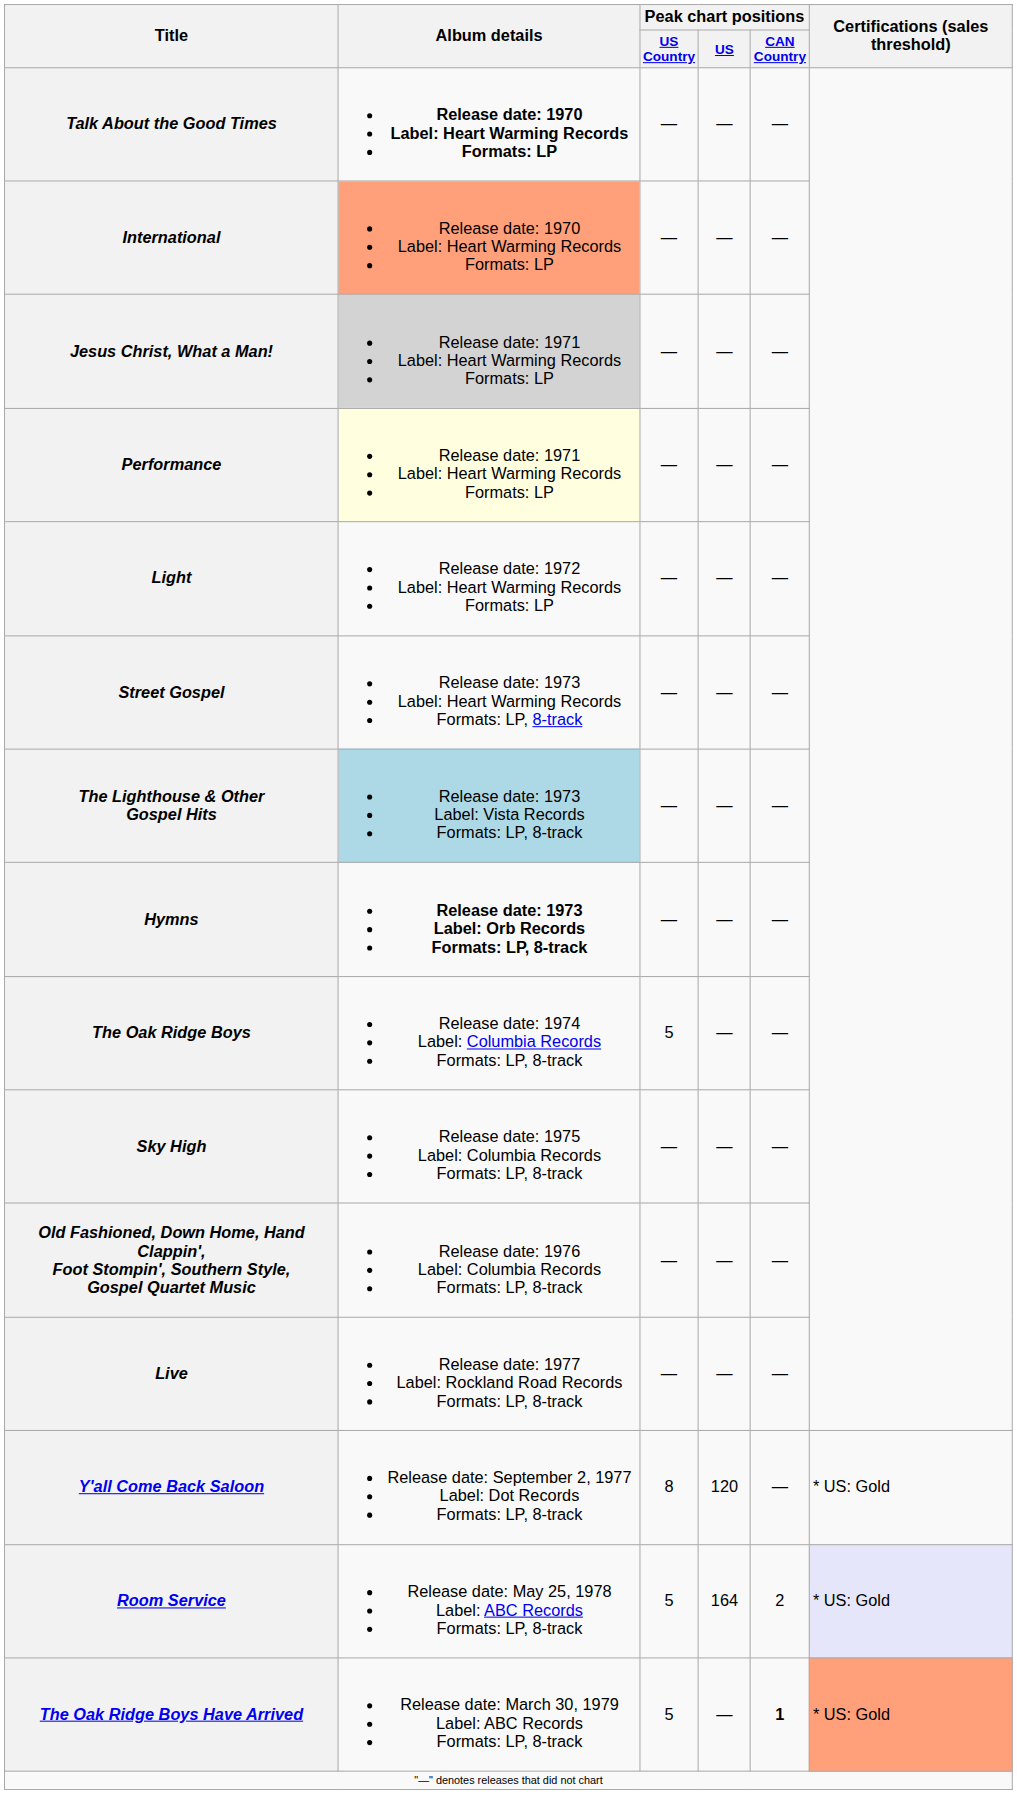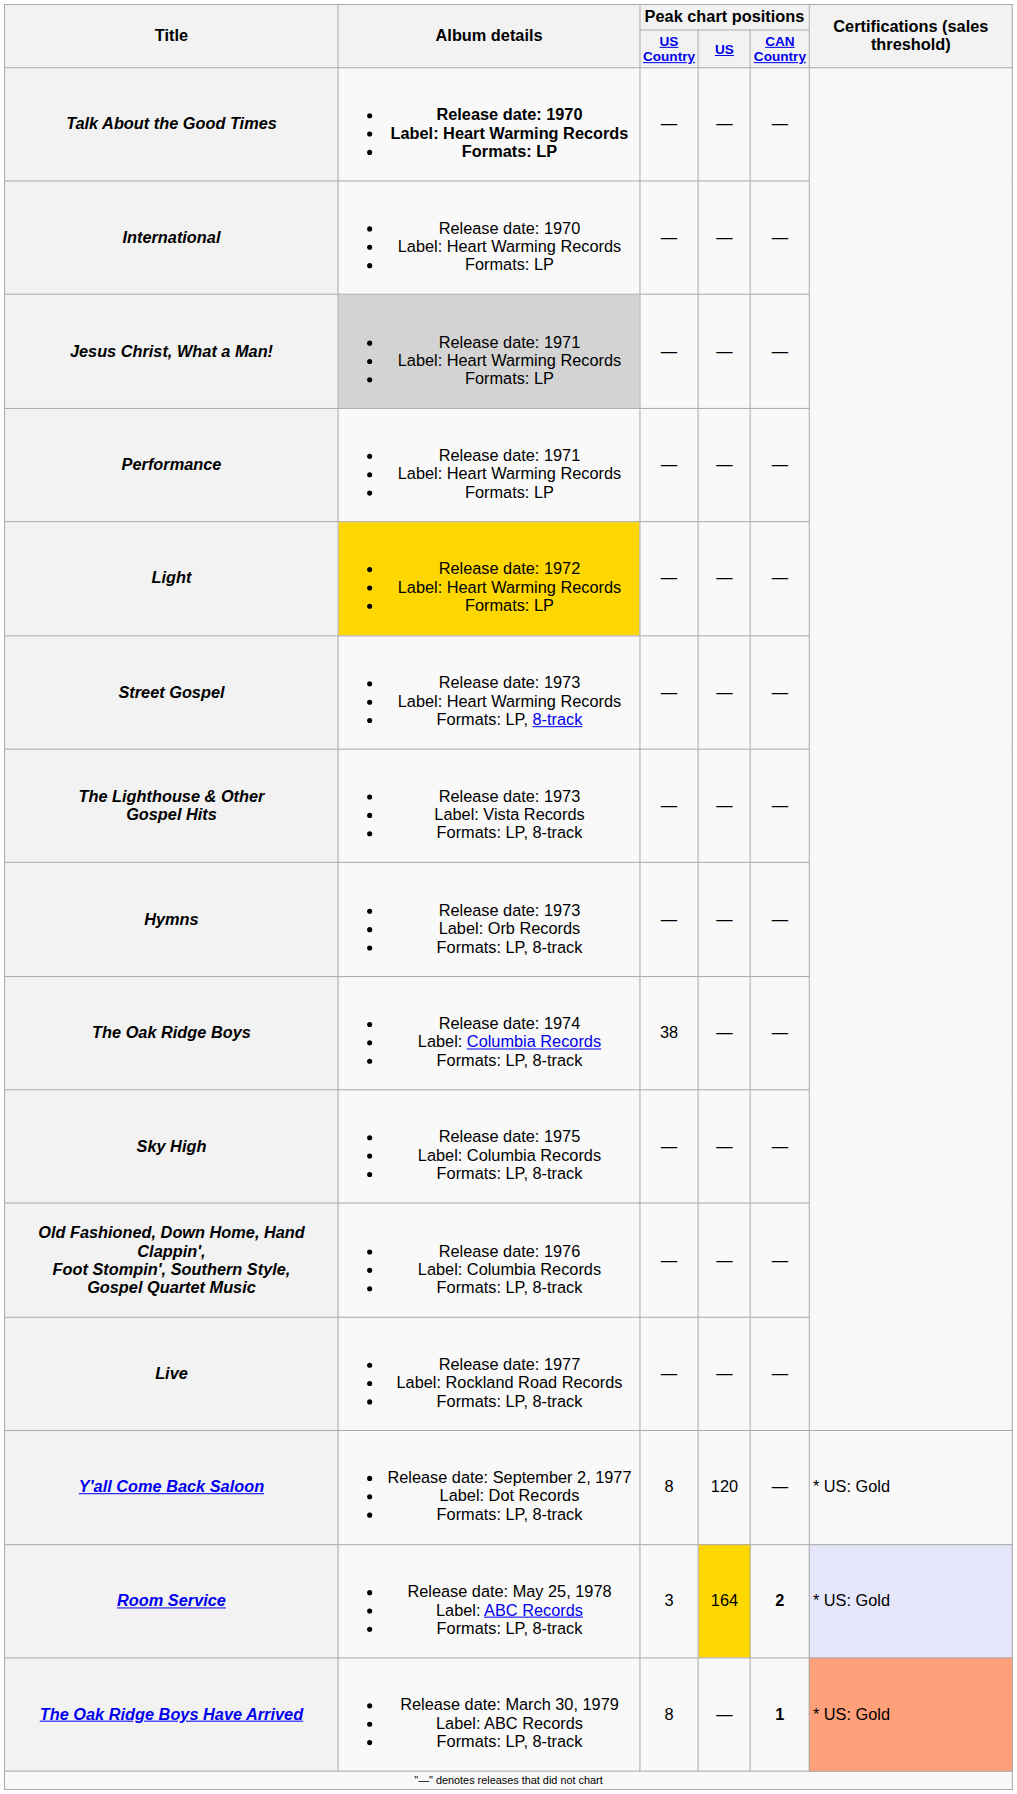(489, 247) lightsalmon background -> (489, 247) no background
(489, 474) lightyellow background -> (489, 474) no background
(489, 588) no background -> (489, 588) gold background
(489, 815) lightblue background -> (489, 815) no background
(489, 929) bold -> (489, 929) normal
(669, 1033) 5 -> (669, 1033) 38
(669, 1601) 5 -> (669, 1601) 3
(724, 1601) no background -> (724, 1601) gold background
(780, 1601) normal -> (780, 1601) bold
(669, 1714) 5 -> (669, 1714) 8
